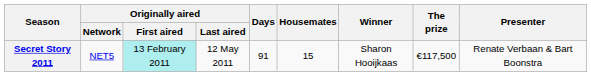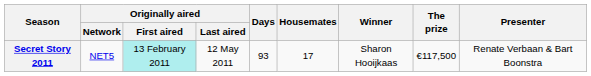(263, 56) 91 -> (263, 56) 93
(308, 56) 15 -> (308, 56) 17
